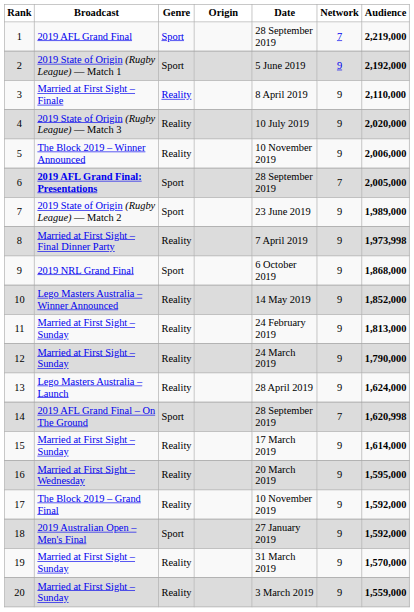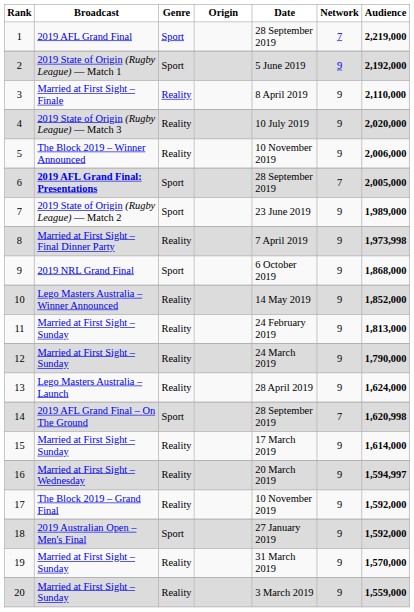(386, 475) 1,595,000 -> (386, 475) 1,594,997
